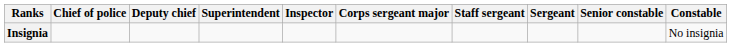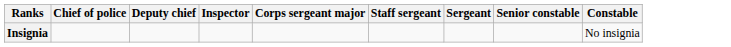- column: (241, 13)
